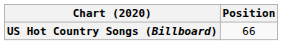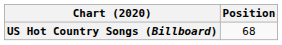(249, 31) 66 -> (249, 31) 68
